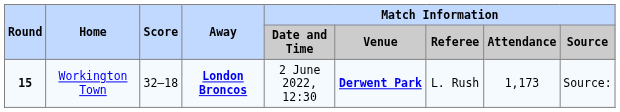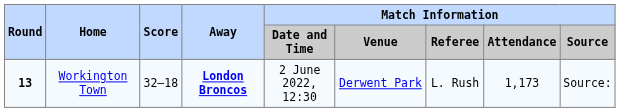(25, 83) 15 -> (25, 83) 13
(380, 83) bold -> (380, 83) normal
